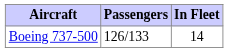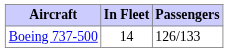columns swapped: (197, 15) <-> (136, 15)
